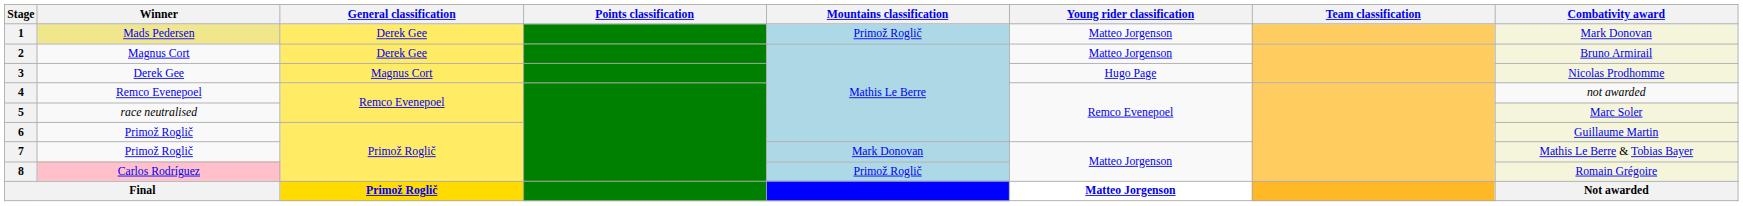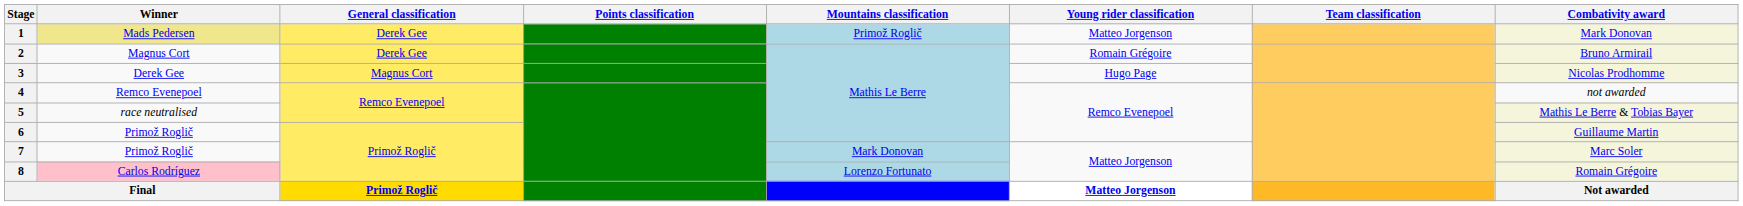(1130, 53) Matteo Jorgenson -> (1130, 53) Romain Grégoire
(1616, 112) Marc Soler -> (1616, 112) Mathis Le Berre & Tobias Bayer
(1616, 152) Mathis Le Berre & Tobias Bayer -> (1616, 152) Marc Soler
(888, 171) Primož Roglič -> (888, 171) Lorenzo Fortunato
